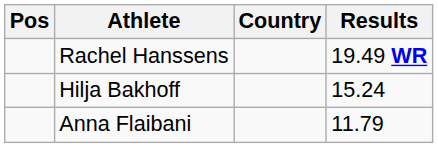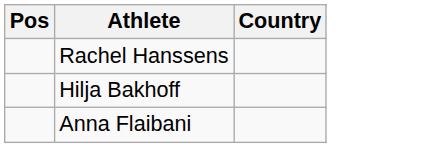- column: (379, 21)
